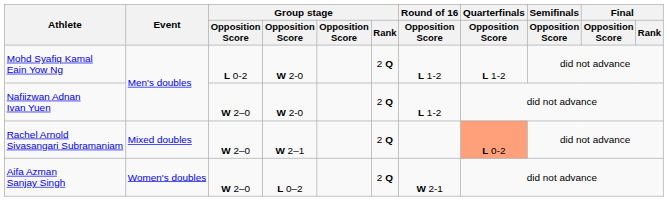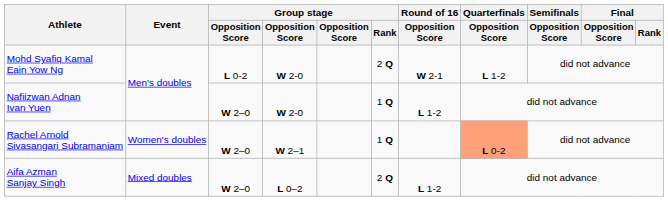(430, 76) L 1-2 -> (430, 76) W 2-1
(385, 102) 2 Q -> (385, 102) 1 Q
(160, 140) Mixed doubles -> (167, 140) Women's doubles
(385, 140) 2 Q -> (385, 140) 1 Q
(167, 178) Women's doubles -> (160, 178) Mixed doubles
(430, 189) W 2-1 -> (430, 189) L 1-2
